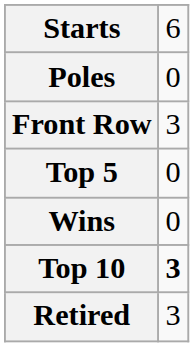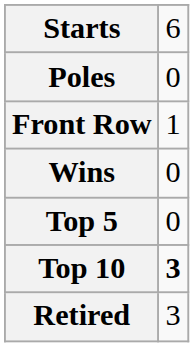(173, 124) 3 -> (173, 124) 1
rows swapped: (82, 220) <-> (82, 172)
